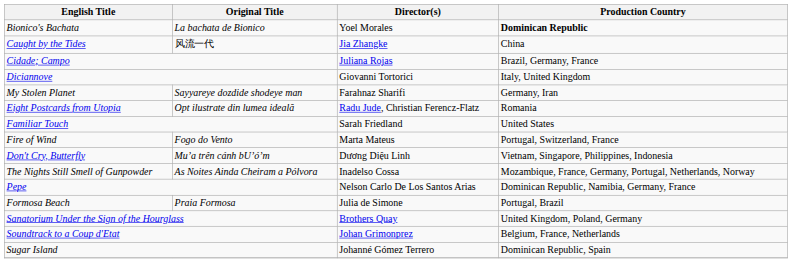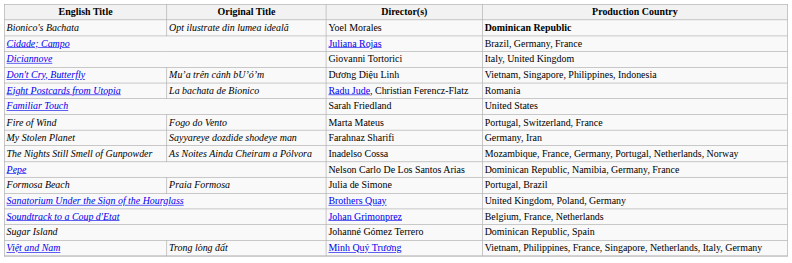(220, 28) La bachata de Bionico -> (229, 28) Opt ilustrate din lumea ideală
- row: (46, 44)
rows swapped: (46, 155) <-> (41, 92)
(234, 108) Opt ilustrate din lumea ideală -> (214, 91) La bachata de Bionico
+ row: (34, 248)
